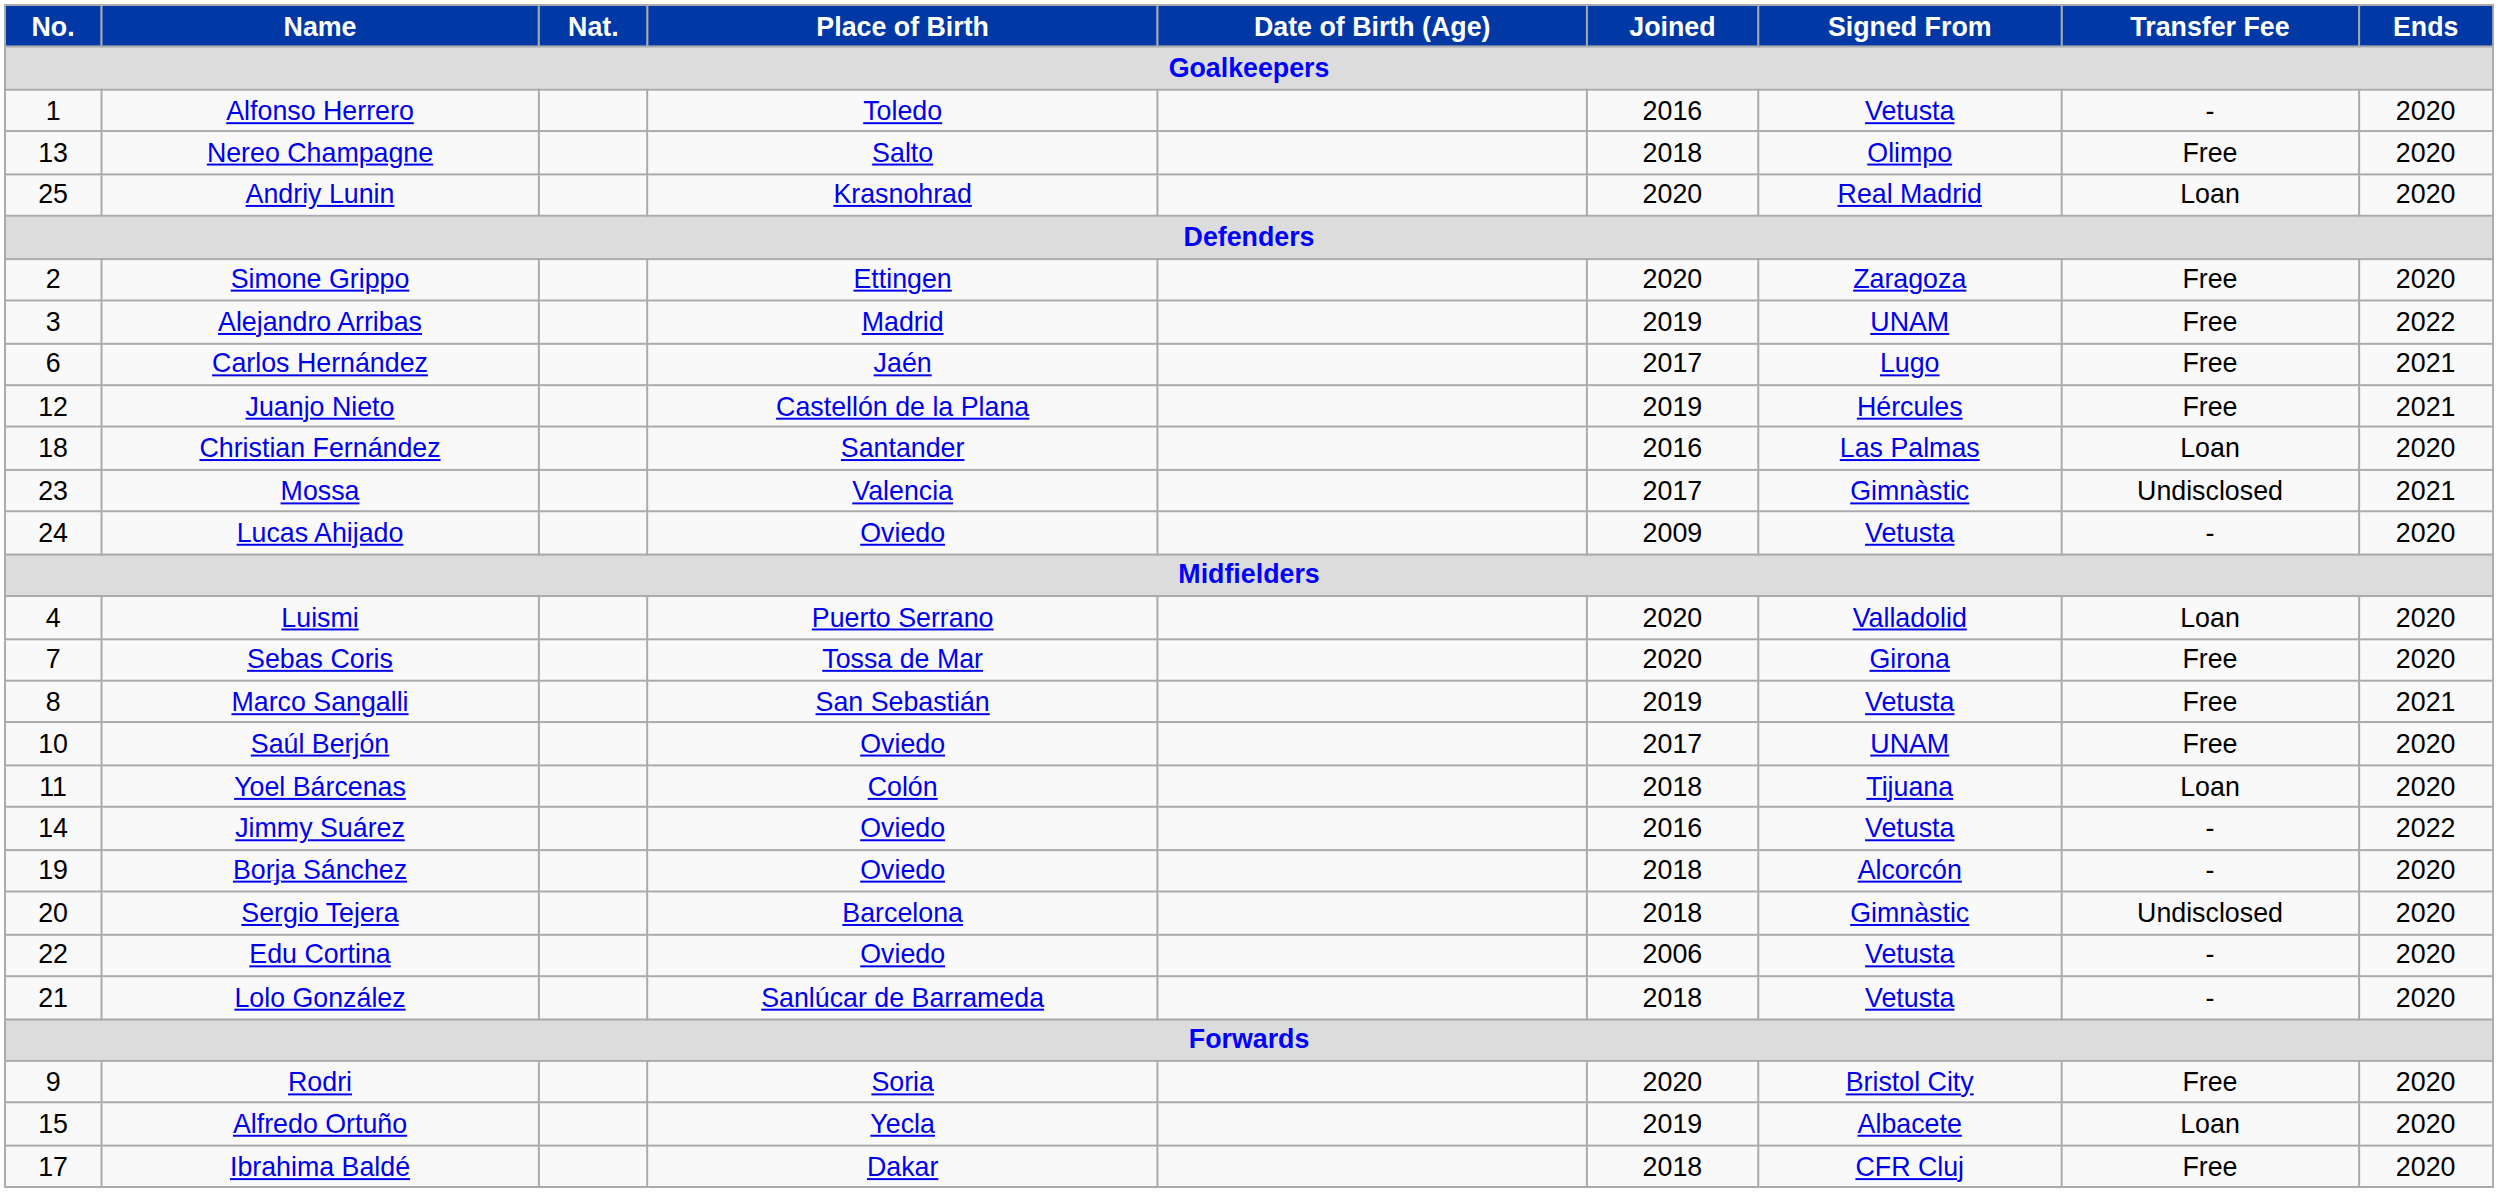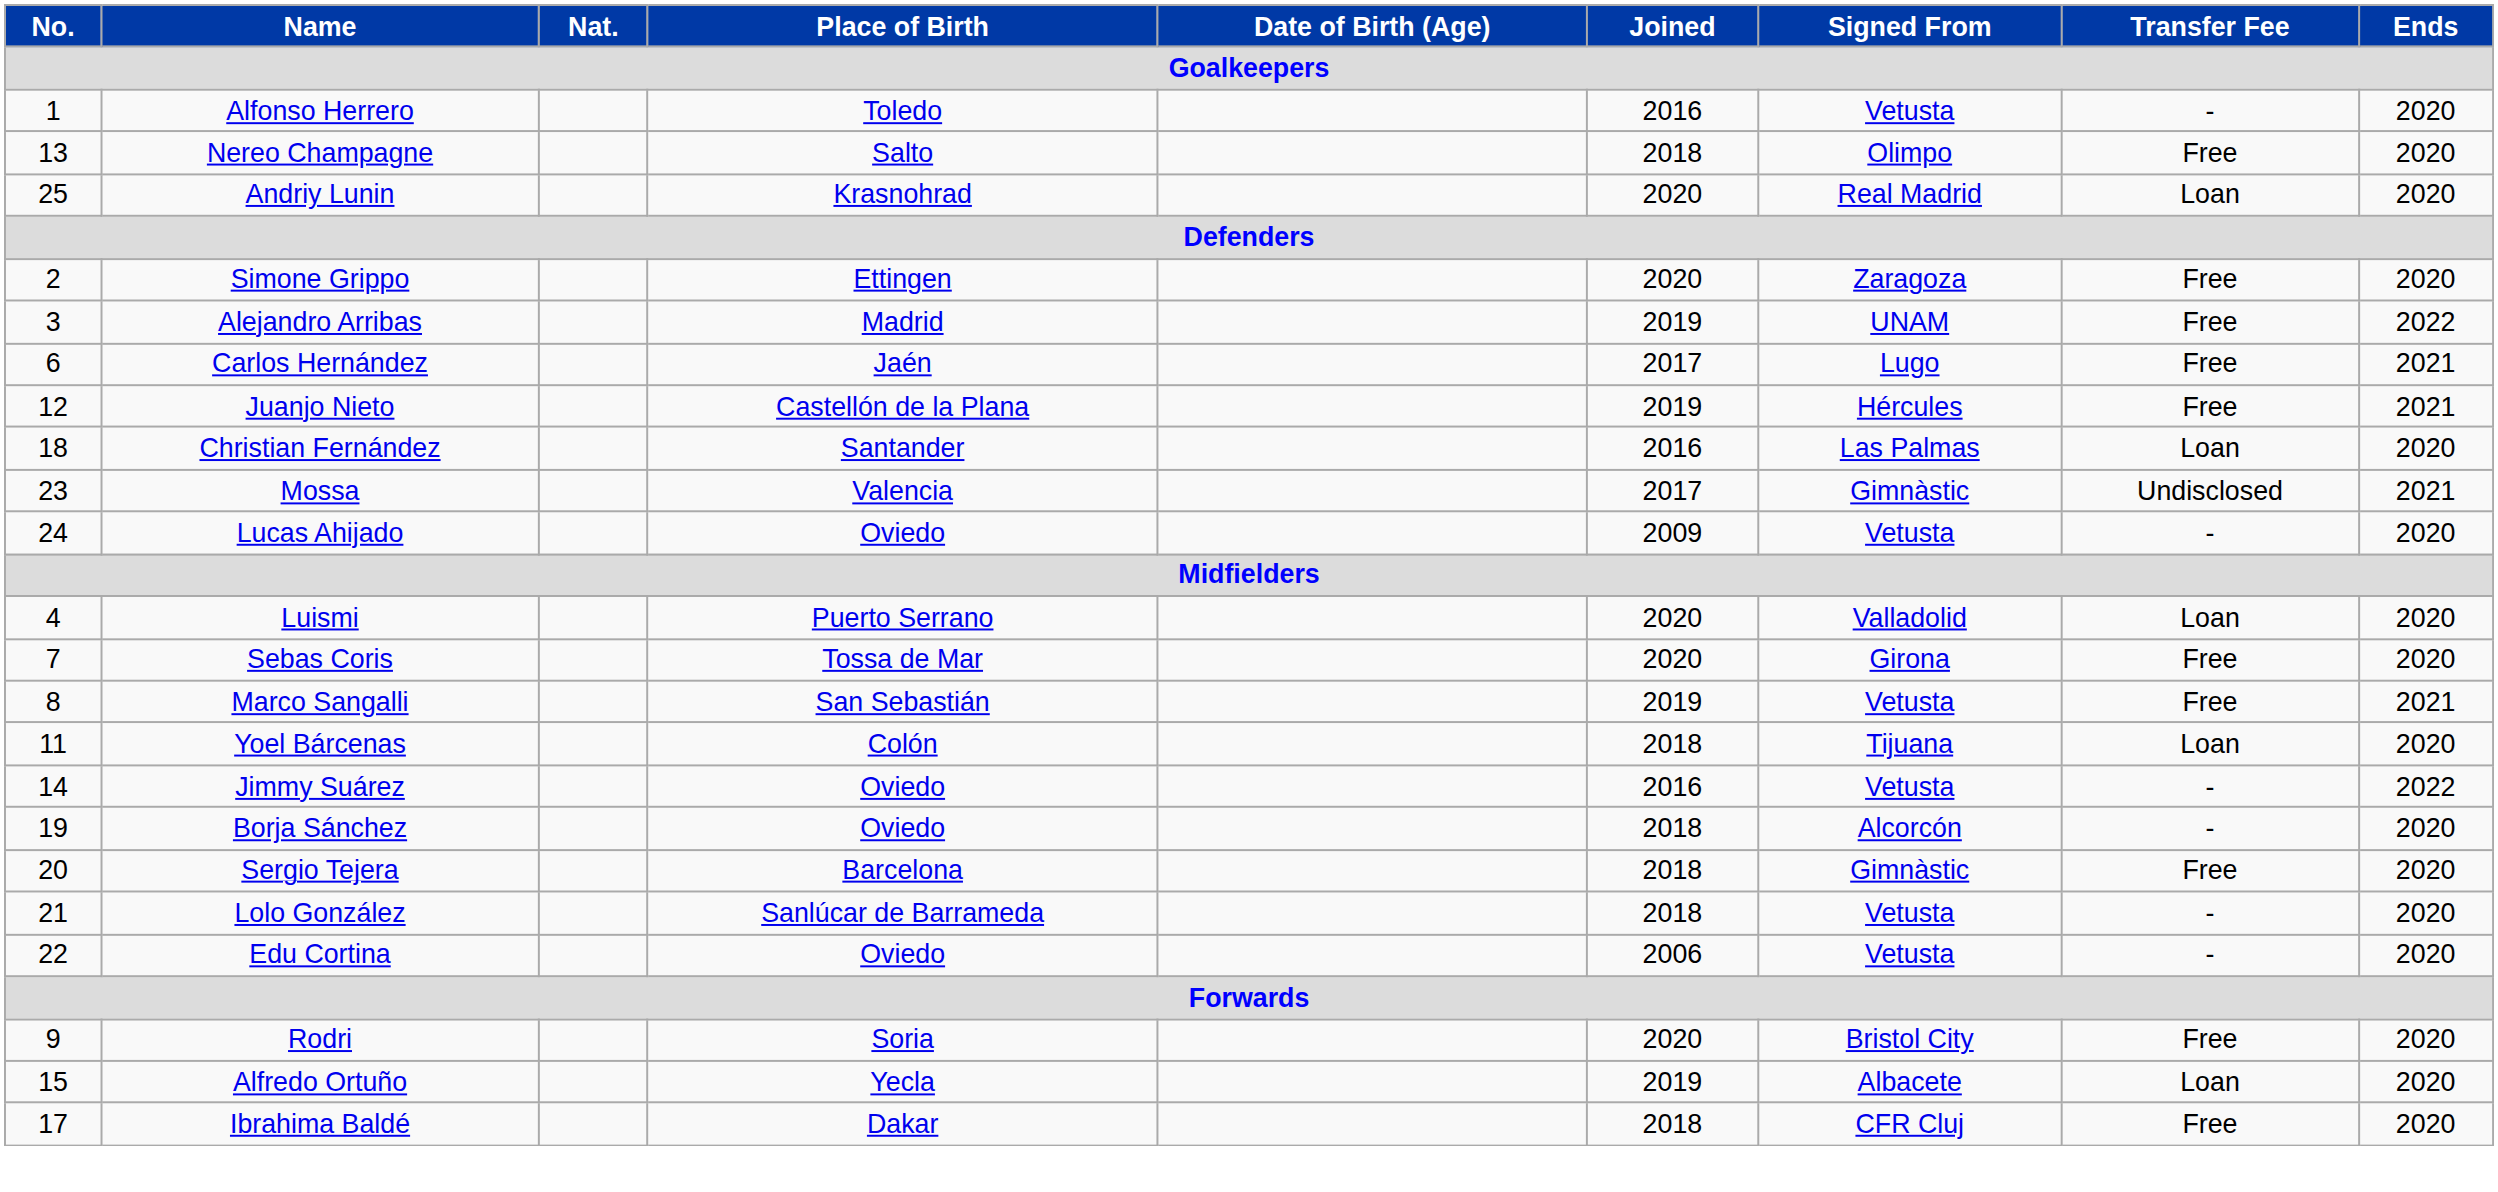- row: (320, 744)
(2210, 913) Undisclosed -> (2210, 870) Free
rows swapped: (320, 997) <-> (320, 955)
